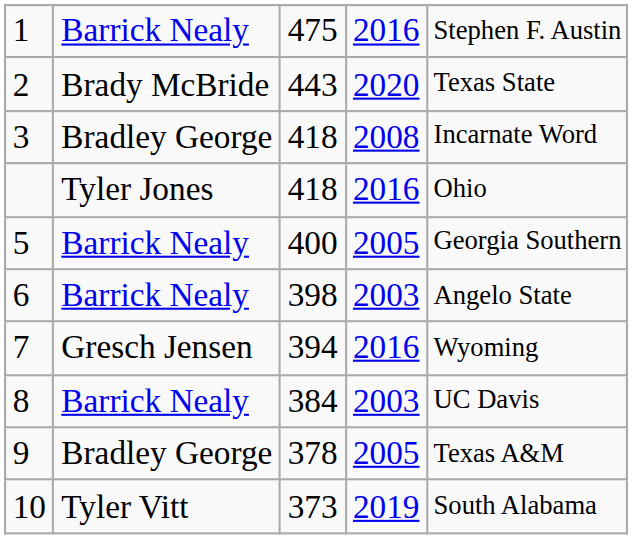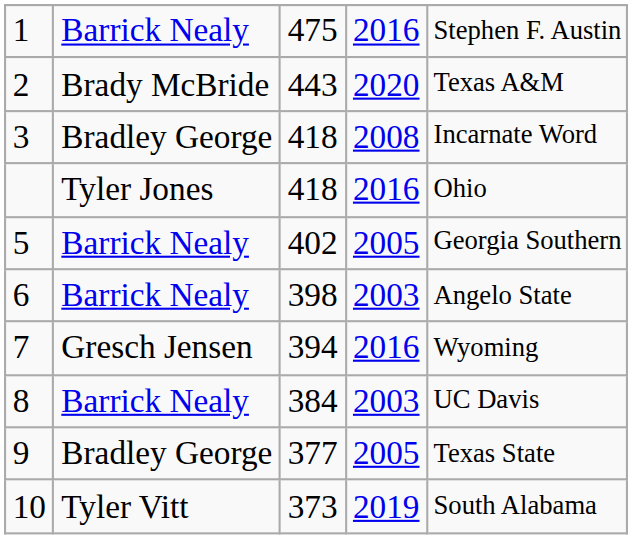(494, 83) Texas State -> (499, 83) Texas A&M
(313, 242) 400 -> (313, 242) 402
(313, 453) 378 -> (313, 453) 377
(499, 453) Texas A&M -> (494, 453) Texas State
